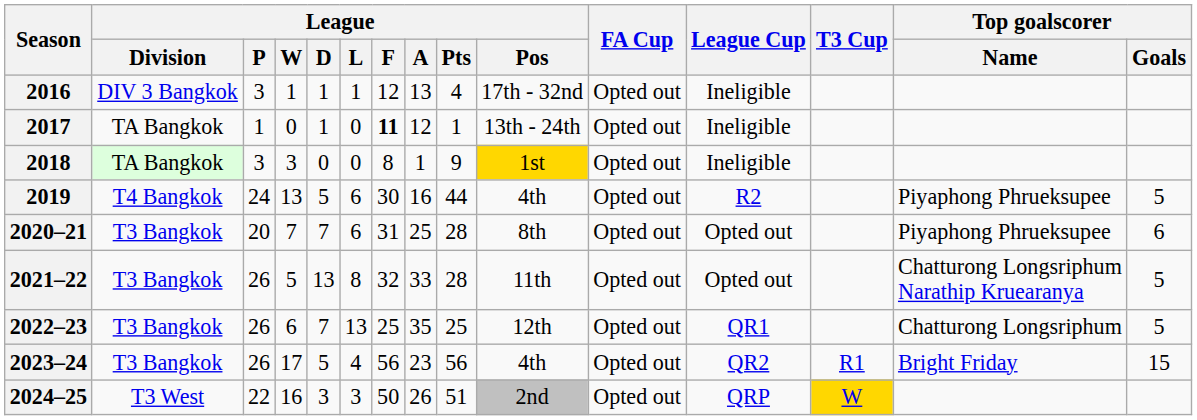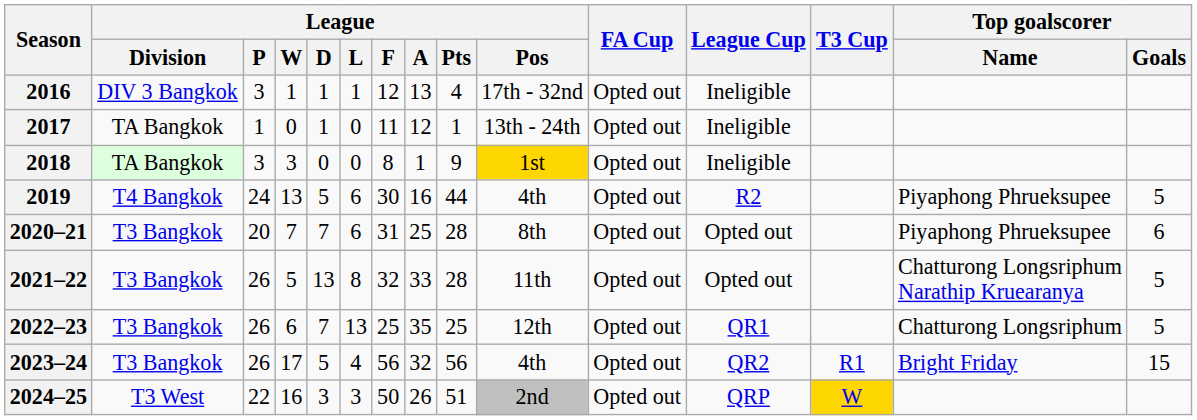(388, 127) bold -> (388, 127) normal
(420, 362) 23 -> (420, 362) 32
